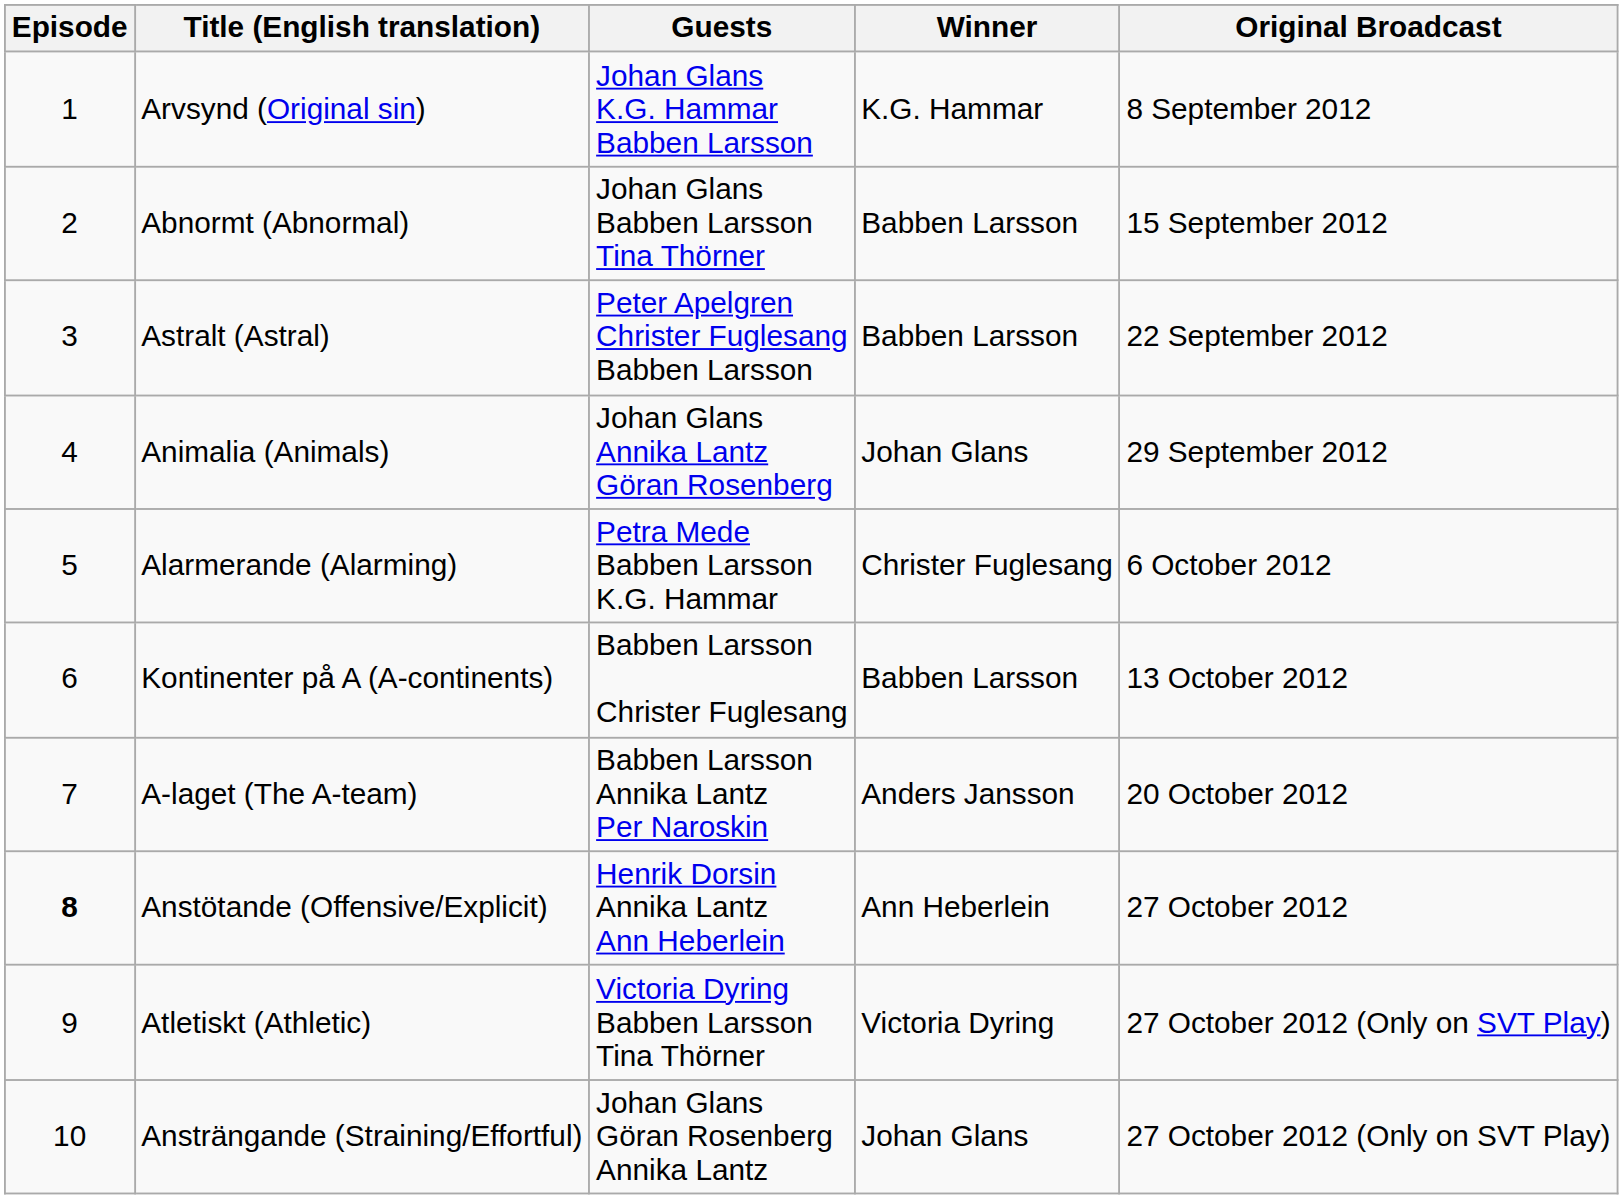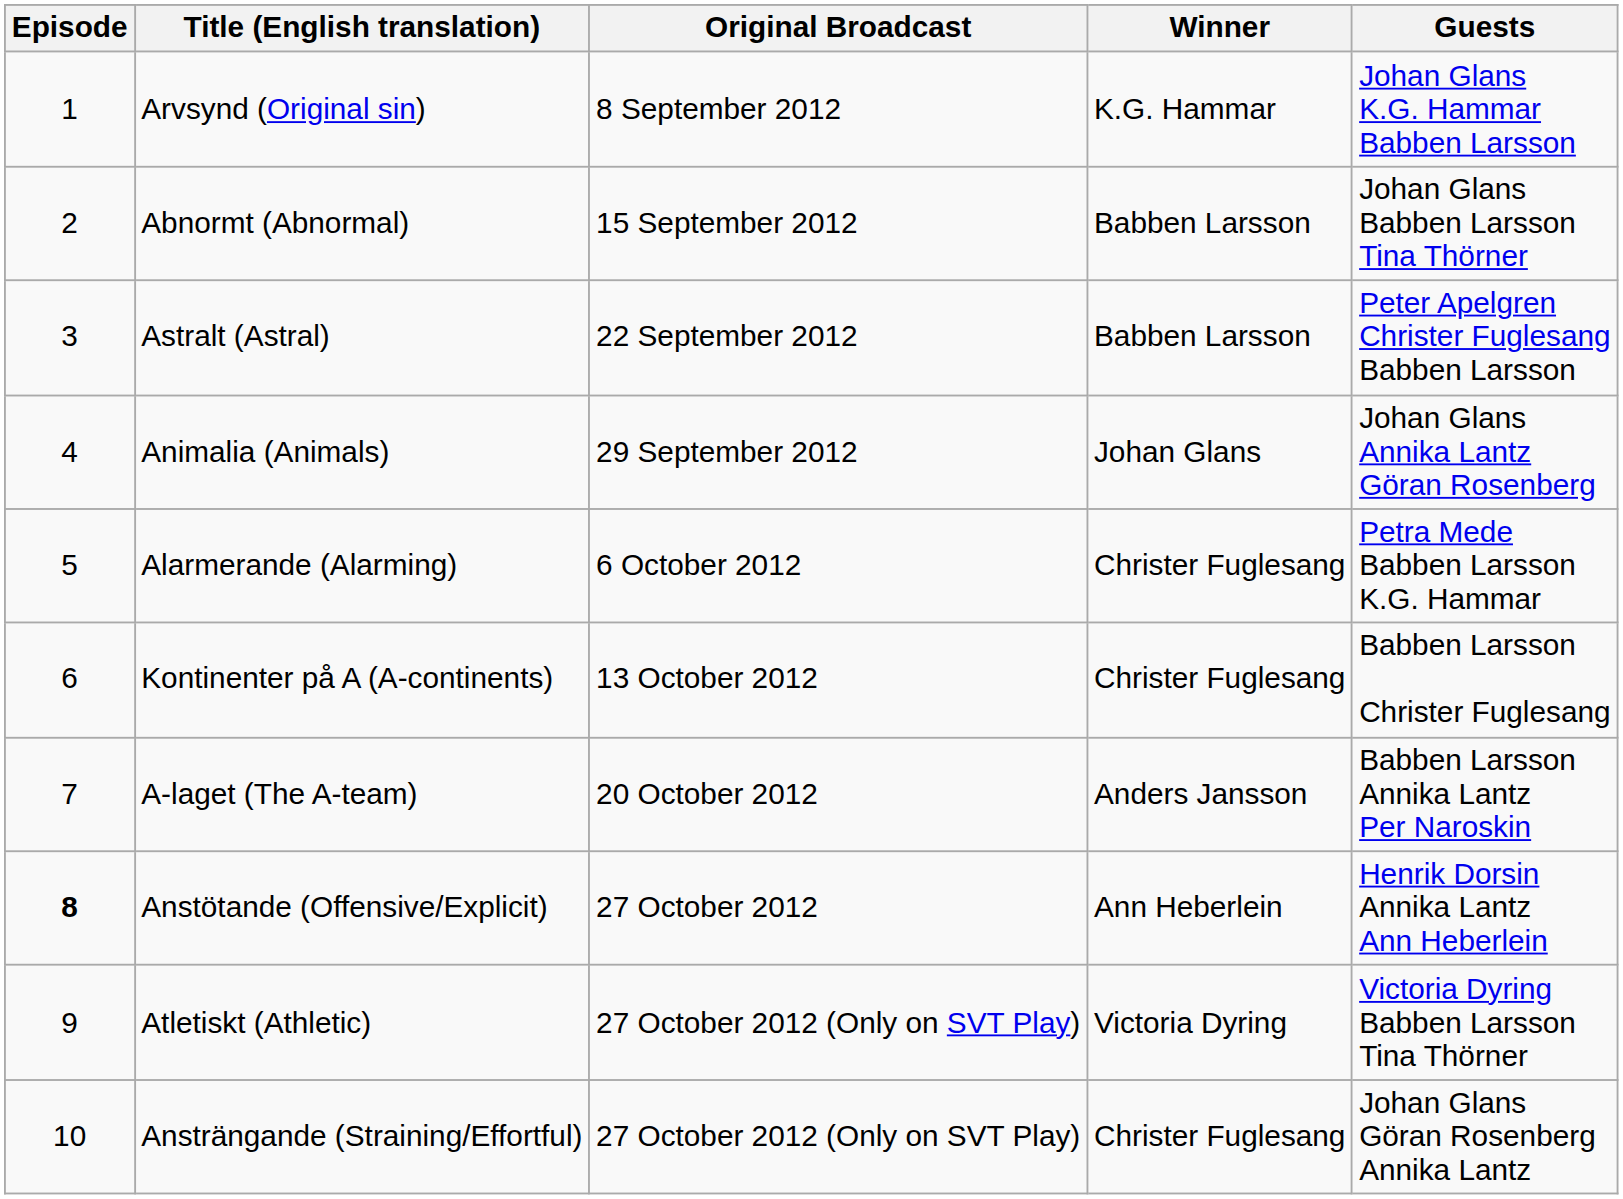columns swapped: (722, 28) <-> (1368, 28)
(970, 679) Babben Larsson -> (1220, 679) Christer Fuglesang
(945, 1136) Johan Glans -> (1220, 1136) Christer Fuglesang
